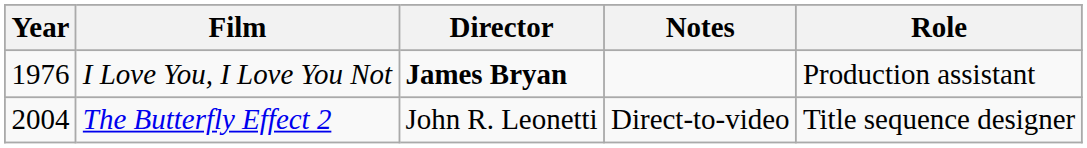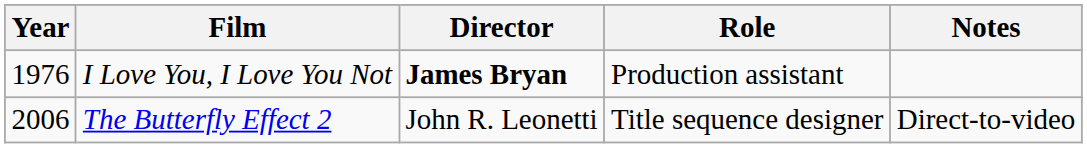columns swapped: (939, 27) <-> (700, 27)
(41, 119) 2004 -> (41, 119) 2006
